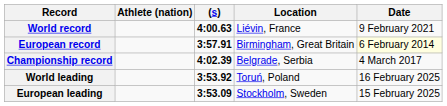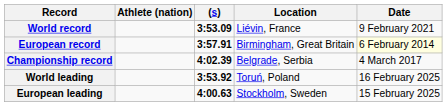(214, 28) 4:00.63 -> (214, 28) 3:53.09
(214, 93) 3:53.09 -> (214, 93) 4:00.63
